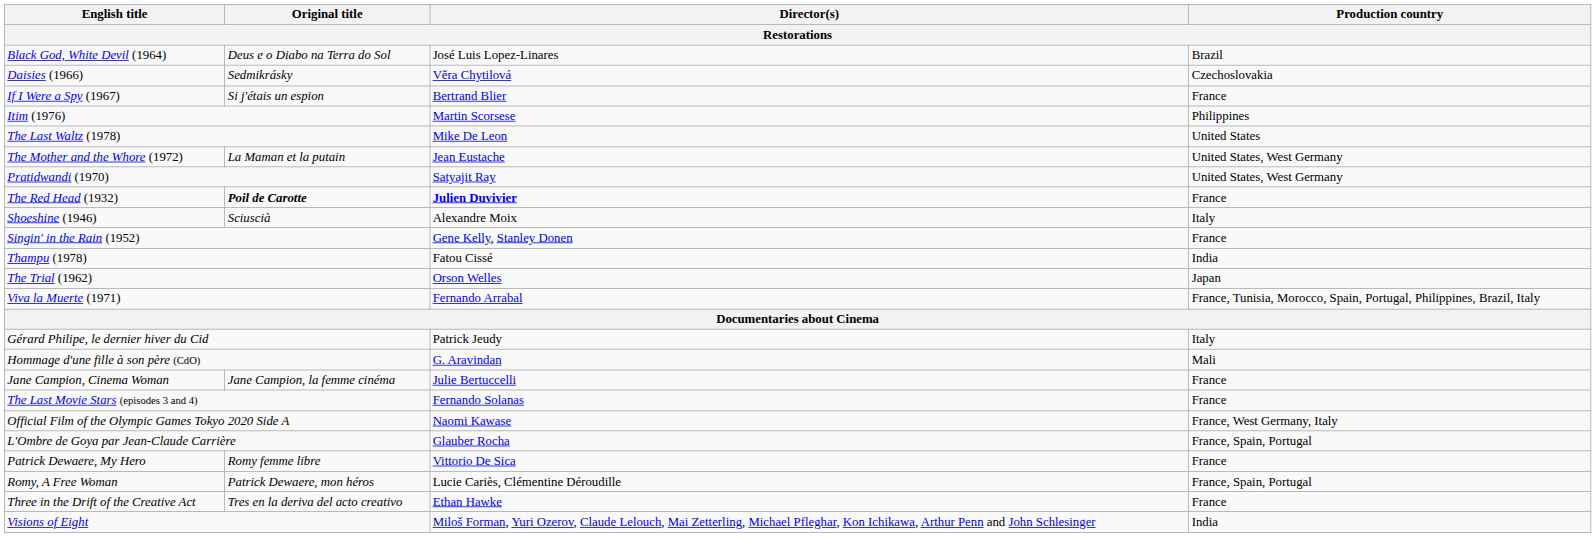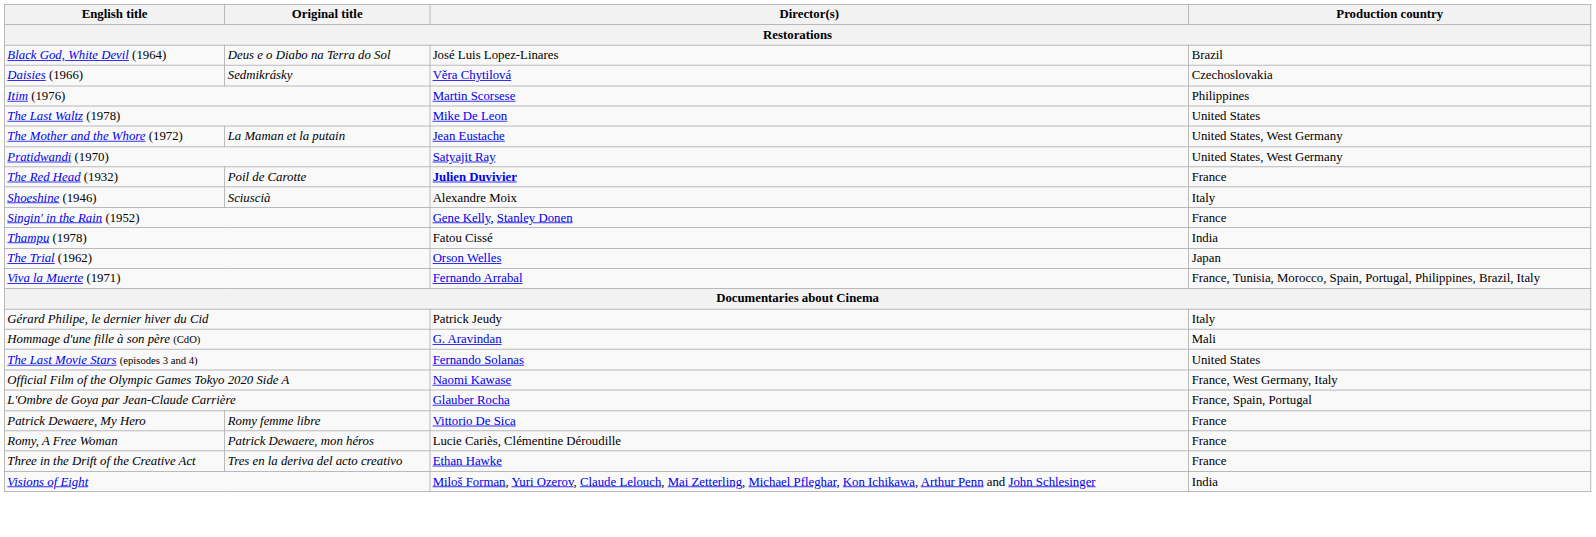- row: (64, 95)
(267, 197) bold -> (267, 177) normal
- row: (88, 380)
(1209, 400) France -> (1226, 359) United States
(1252, 481) France, Spain, Portugal -> (1209, 440) France
